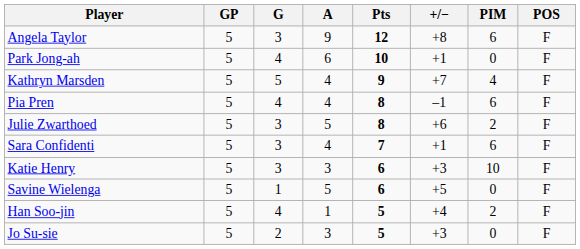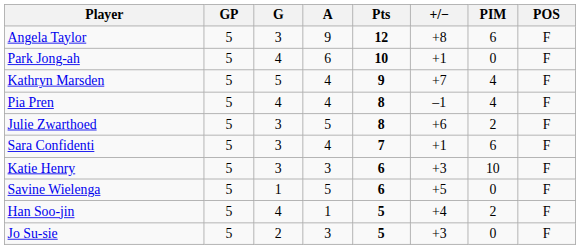(493, 102) 6 -> (493, 102) 4
